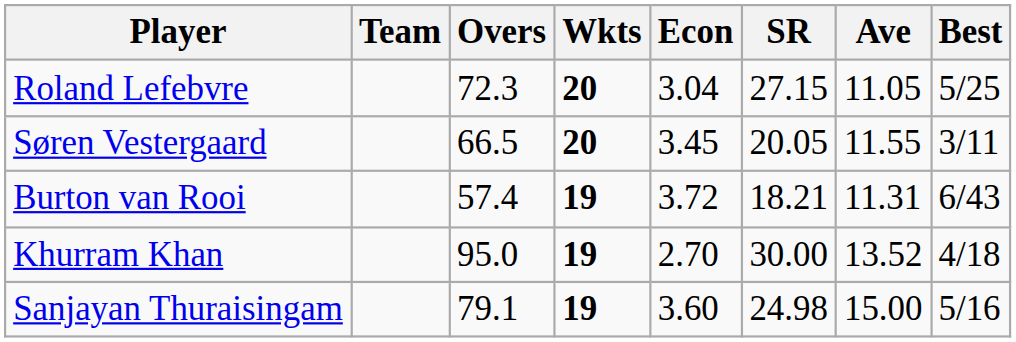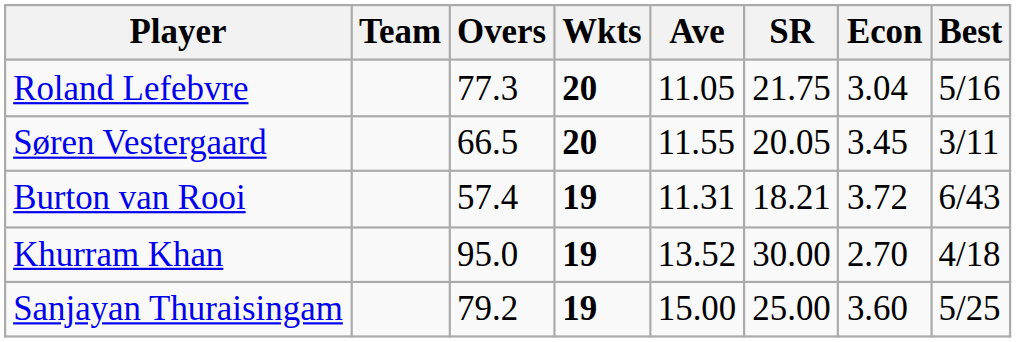columns swapped: (883, 32) <-> (696, 32)
(488, 87) 72.3 -> (488, 87) 77.3
(789, 87) 27.15 -> (792, 87) 21.75
(970, 87) 5/25 -> (970, 87) 5/16
(488, 308) 79.1 -> (488, 308) 79.2
(789, 308) 24.98 -> (792, 308) 25.00
(970, 308) 5/16 -> (970, 308) 5/25
